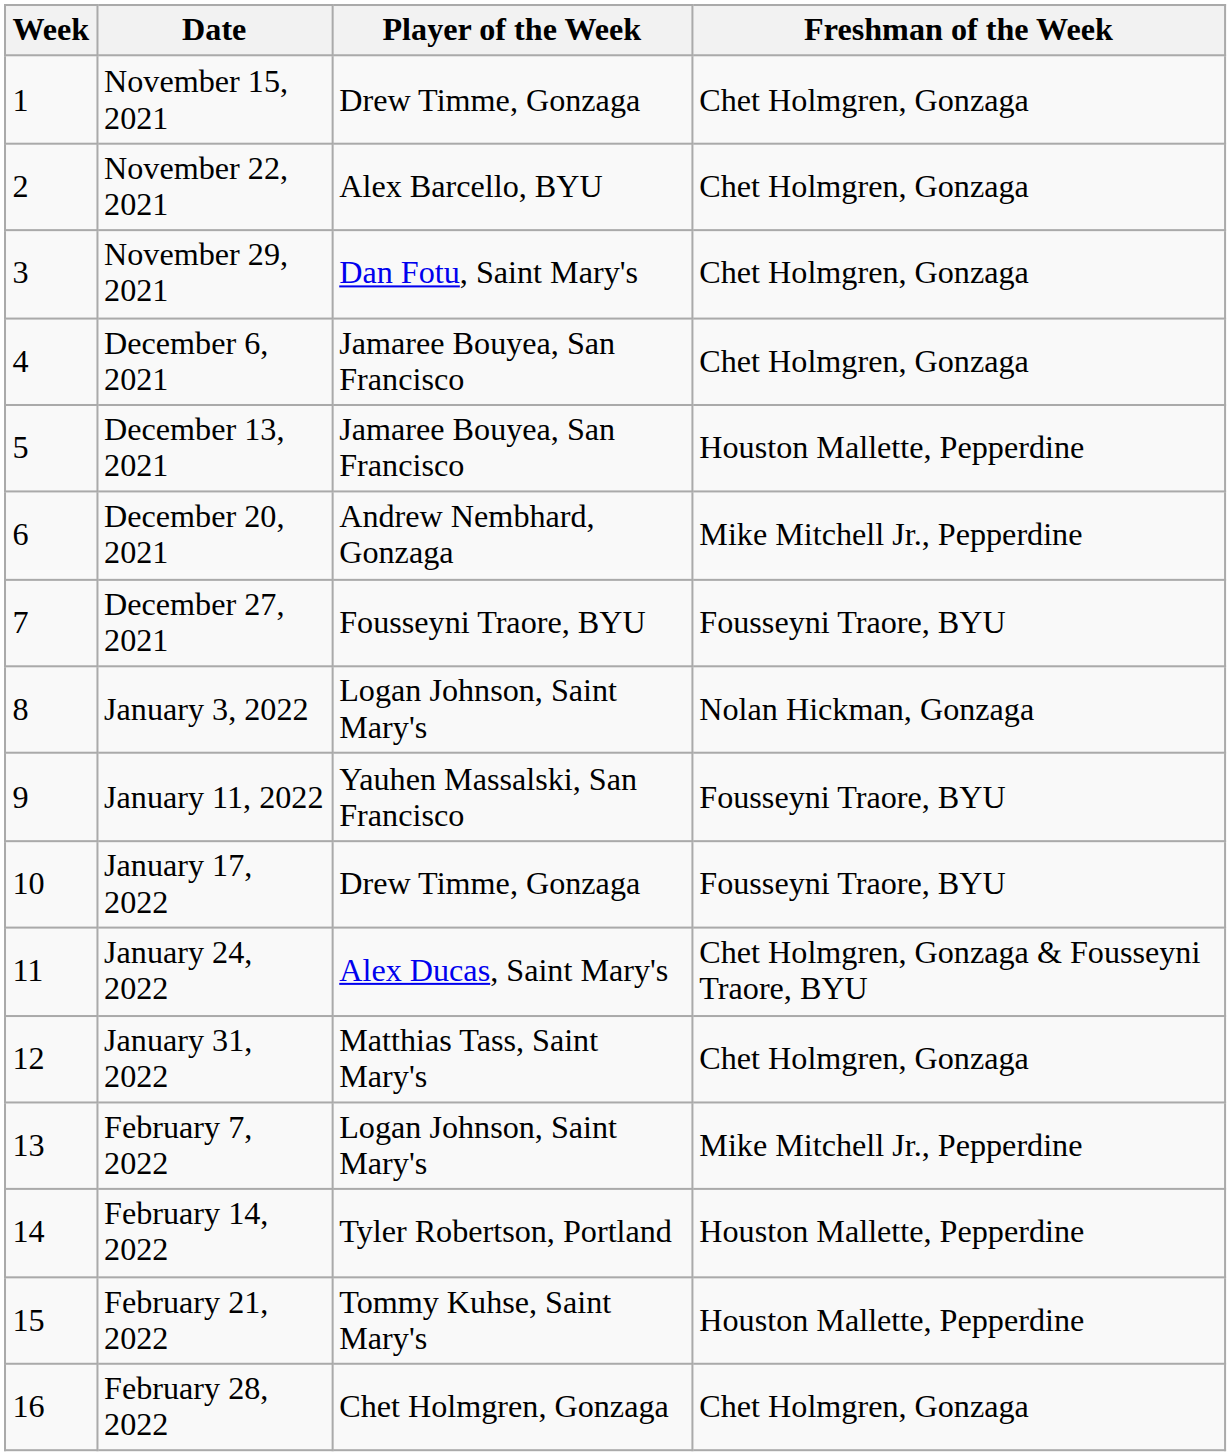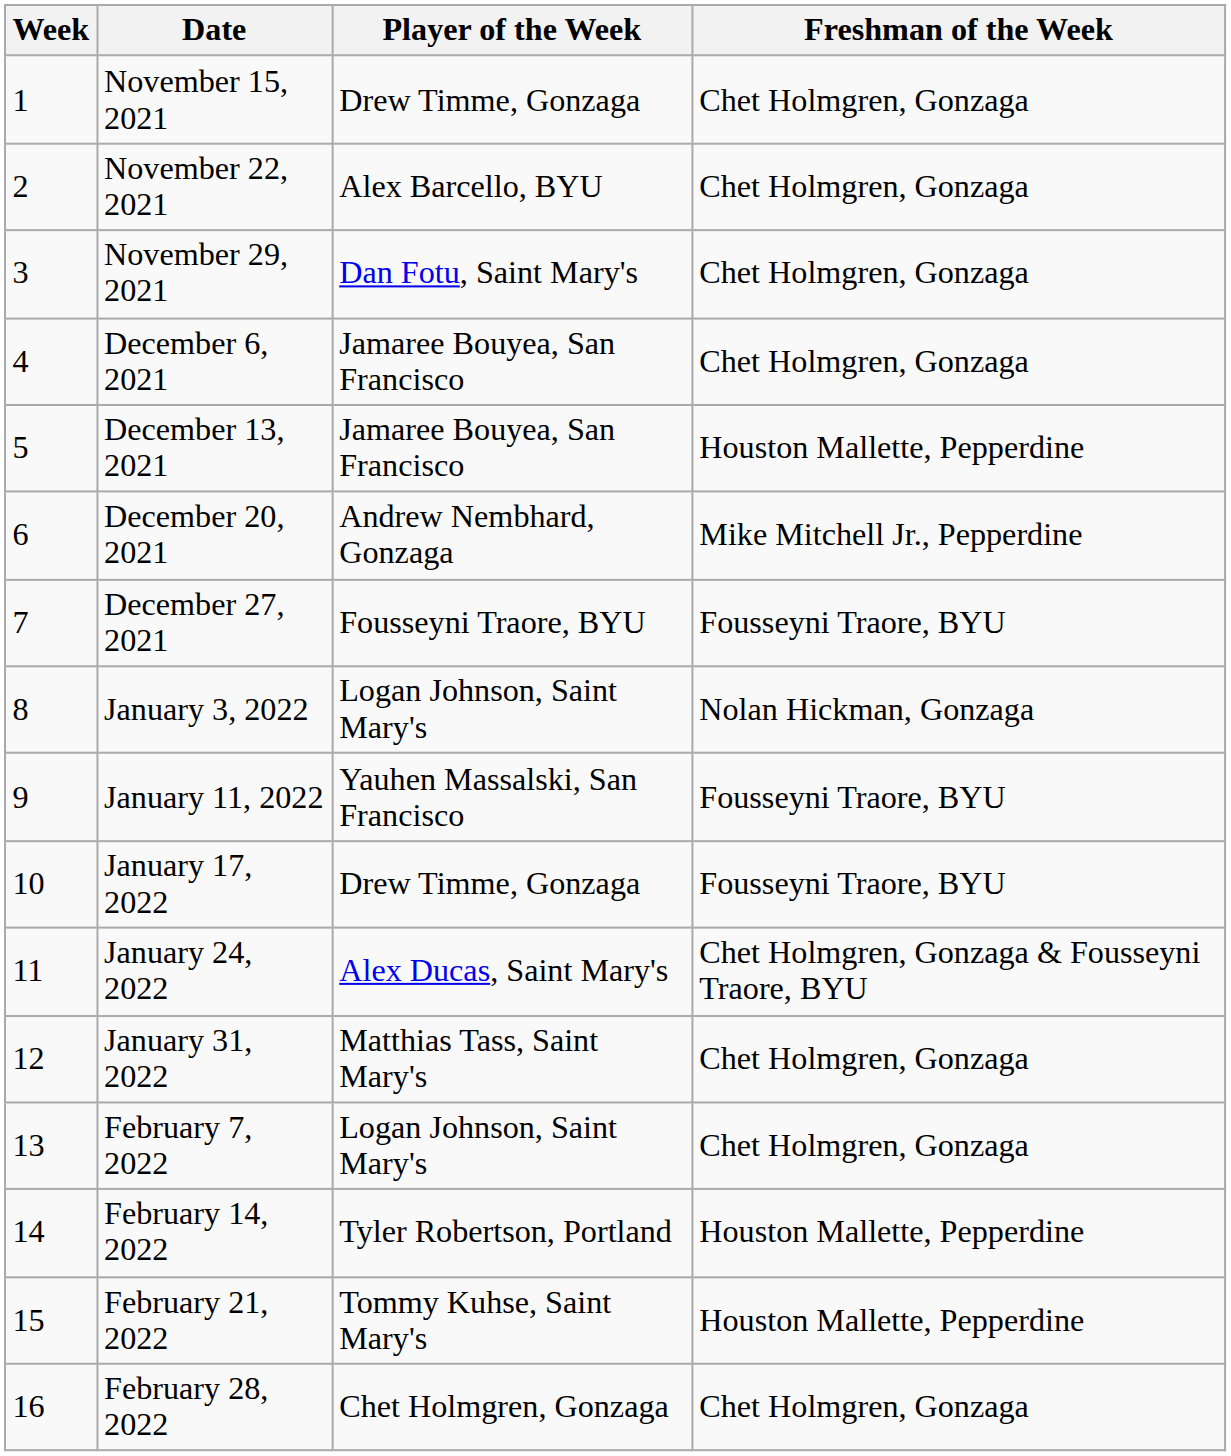(891, 1145) Mike Mitchell Jr., Pepperdine -> (864, 1145) Chet Holmgren, Gonzaga
